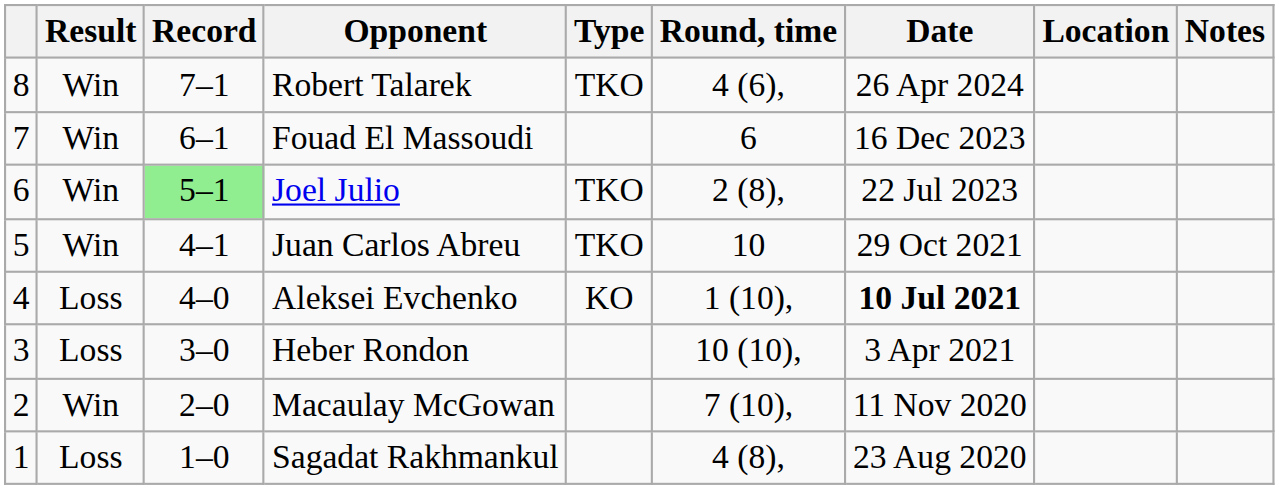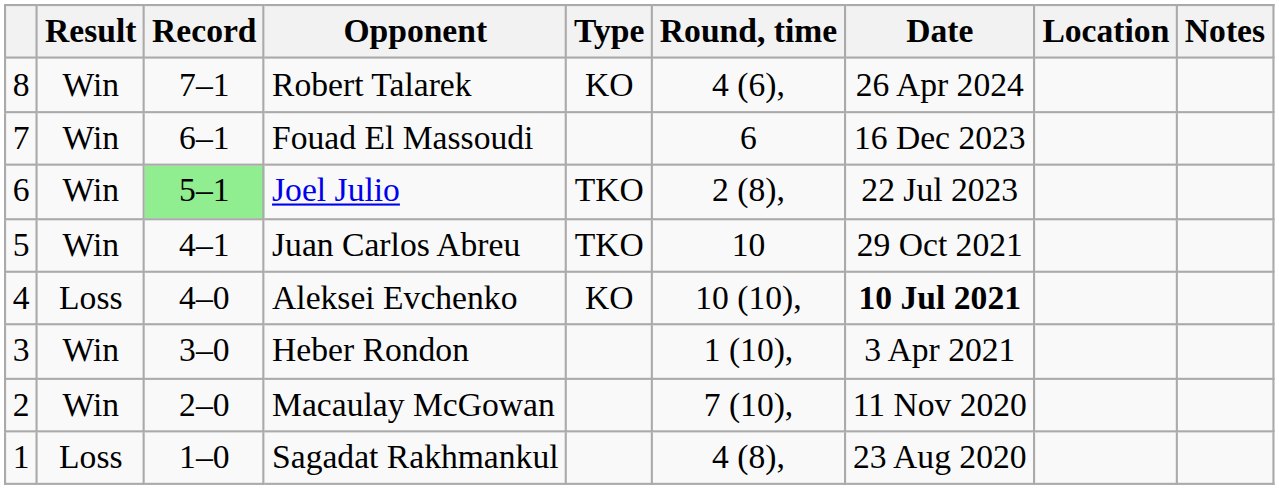(609, 84) TKO -> (609, 84) KO
(748, 297) 1 (10), -> (748, 297) 10 (10),
(91, 350) Loss -> (91, 350) Win
(748, 350) 10 (10), -> (748, 350) 1 (10),
